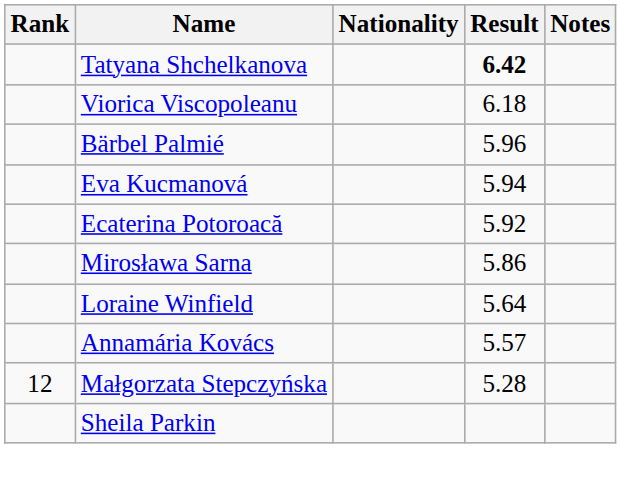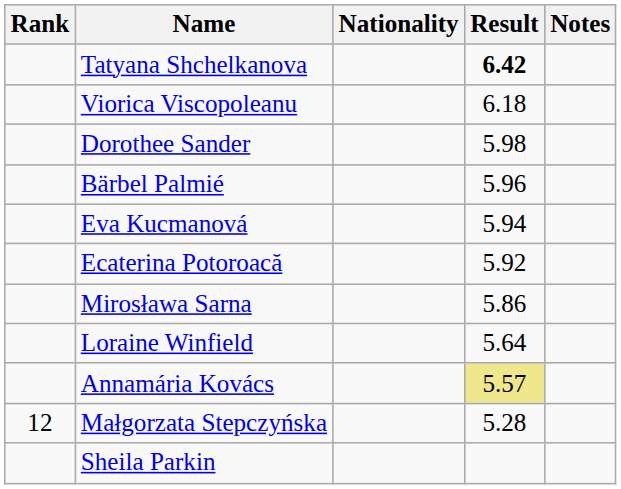+ row: (166, 143)
(504, 343) no background -> (504, 382) khaki background
